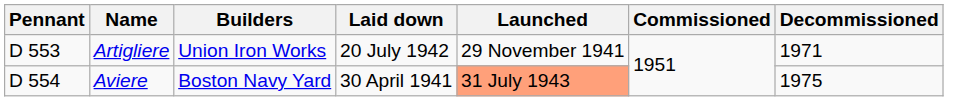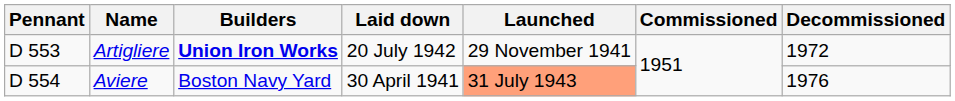(252, 50) normal -> (258, 50) bold
(801, 50) 1971 -> (808, 50) 1972
(801, 80) 1975 -> (808, 80) 1976
